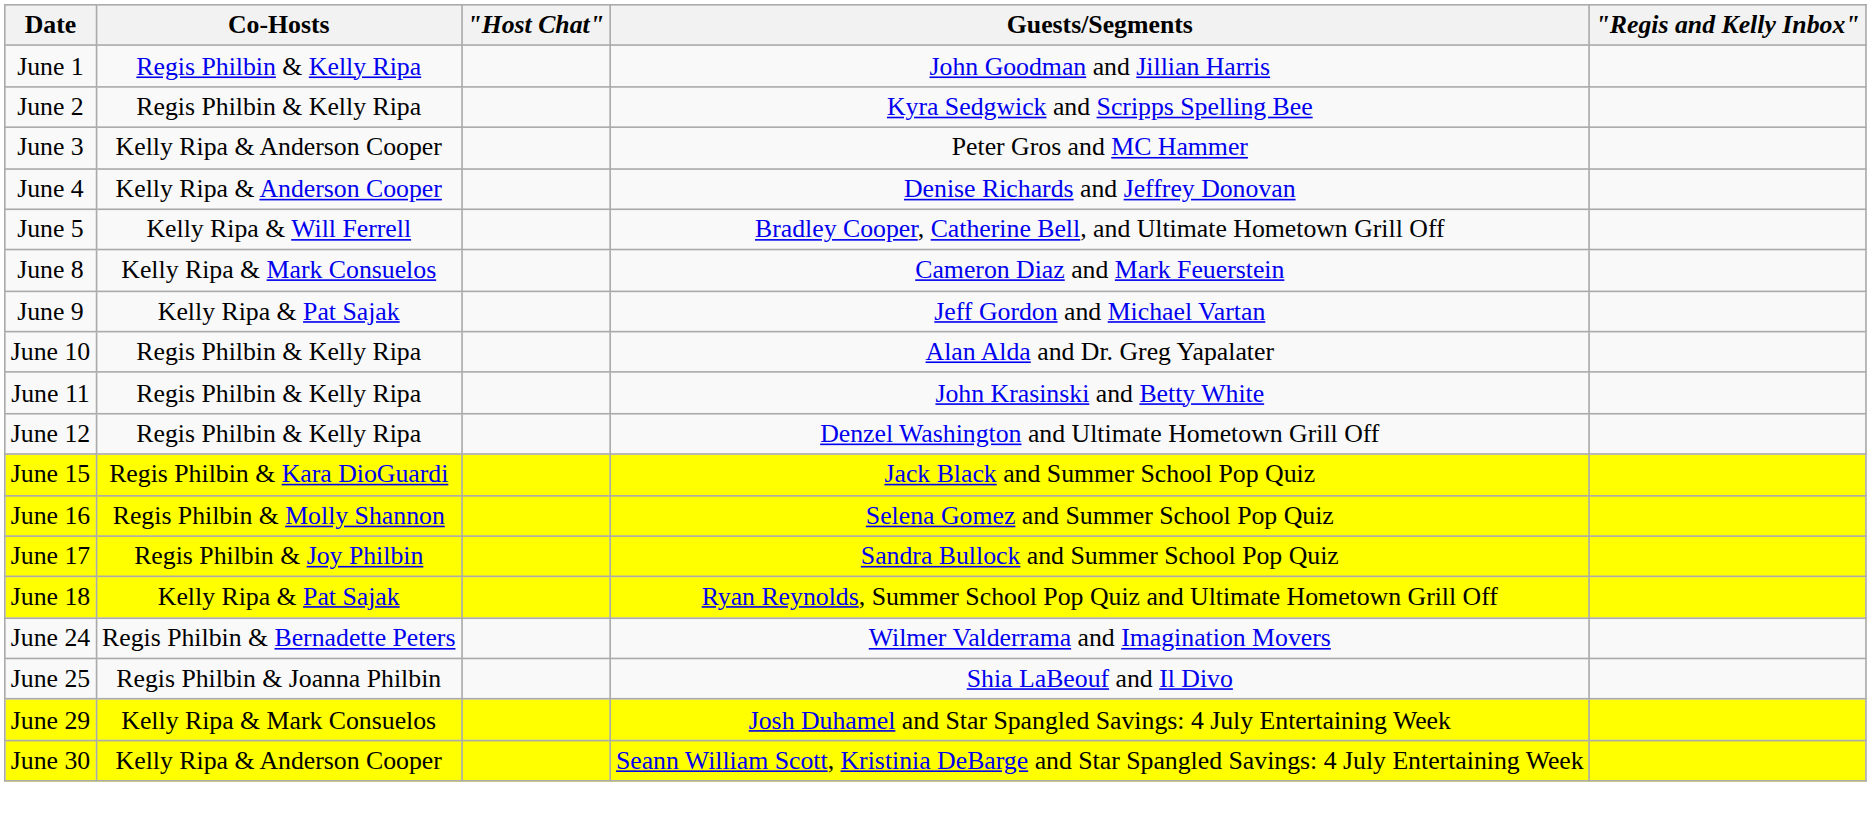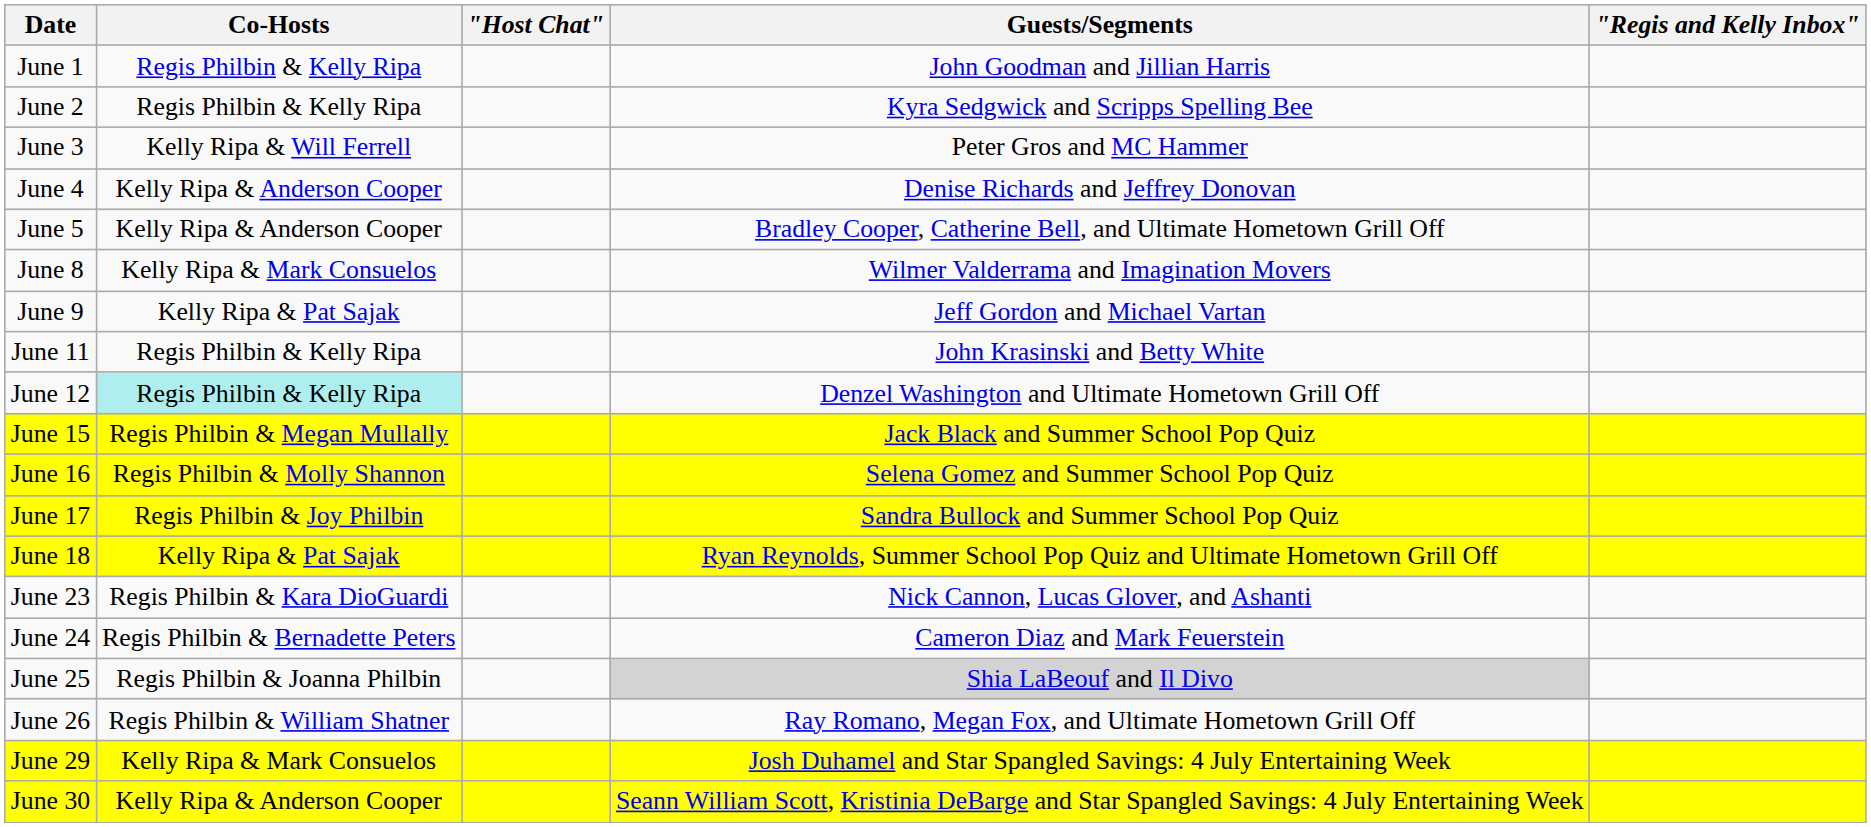(279, 147) Kelly Ripa & Anderson Cooper -> (279, 147) Kelly Ripa & Will Ferrell
(279, 229) Kelly Ripa & Will Ferrell -> (279, 229) Kelly Ripa & Anderson Cooper
(1100, 270) Cameron Diaz and Mark Feuerstein -> (1100, 270) Wilmer Valderrama and Imagination Movers
- row: (50, 351)
(279, 433) no background -> (279, 392) paleturquoise background
(279, 474) Regis Philbin & Kara DioGuardi -> (279, 433) Regis Philbin & Megan Mullally
+ row: (50, 596)
(1100, 637) Wilmer Valderrama and Imagination Movers -> (1100, 637) Cameron Diaz and Mark Feuerstein
(1100, 678) no background -> (1100, 678) lightgrey background
+ row: (50, 719)
